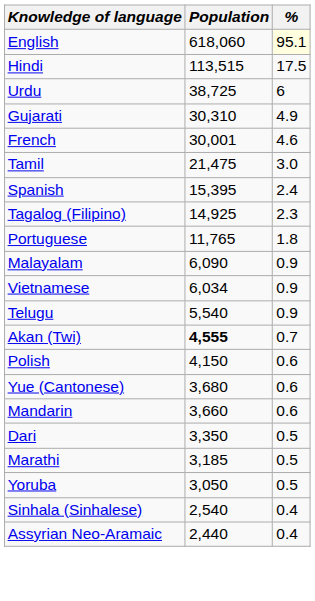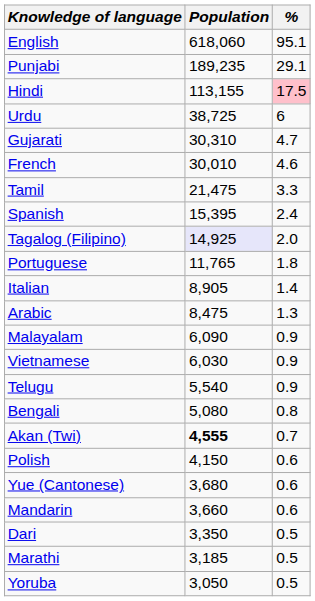(291, 41) lightyellow background -> (291, 41) no background
+ row: (34, 66)
(216, 66) 113,515 -> (216, 91) 113,155
(291, 66) no background -> (291, 91) pink background
(287, 115) 4.9 -> (287, 140) 4.7
(213, 140) 30,001 -> (213, 165) 30,010
(287, 165) 3.0 -> (287, 189) 3.3
(213, 214) no background -> (213, 238) lavender background
(287, 214) 2.3 -> (287, 238) 2.0
+ row: (28, 288)
+ row: (30, 312)
(208, 288) 6,034 -> (208, 361) 6,030
+ row: (34, 411)
- row: (75, 509)
- row: (85, 534)
